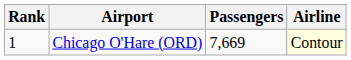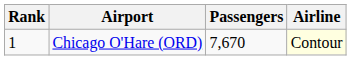(227, 42) 7,669 -> (227, 42) 7,670
